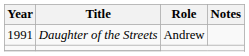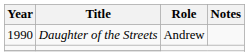(20, 34) 1991 -> (20, 34) 1990
